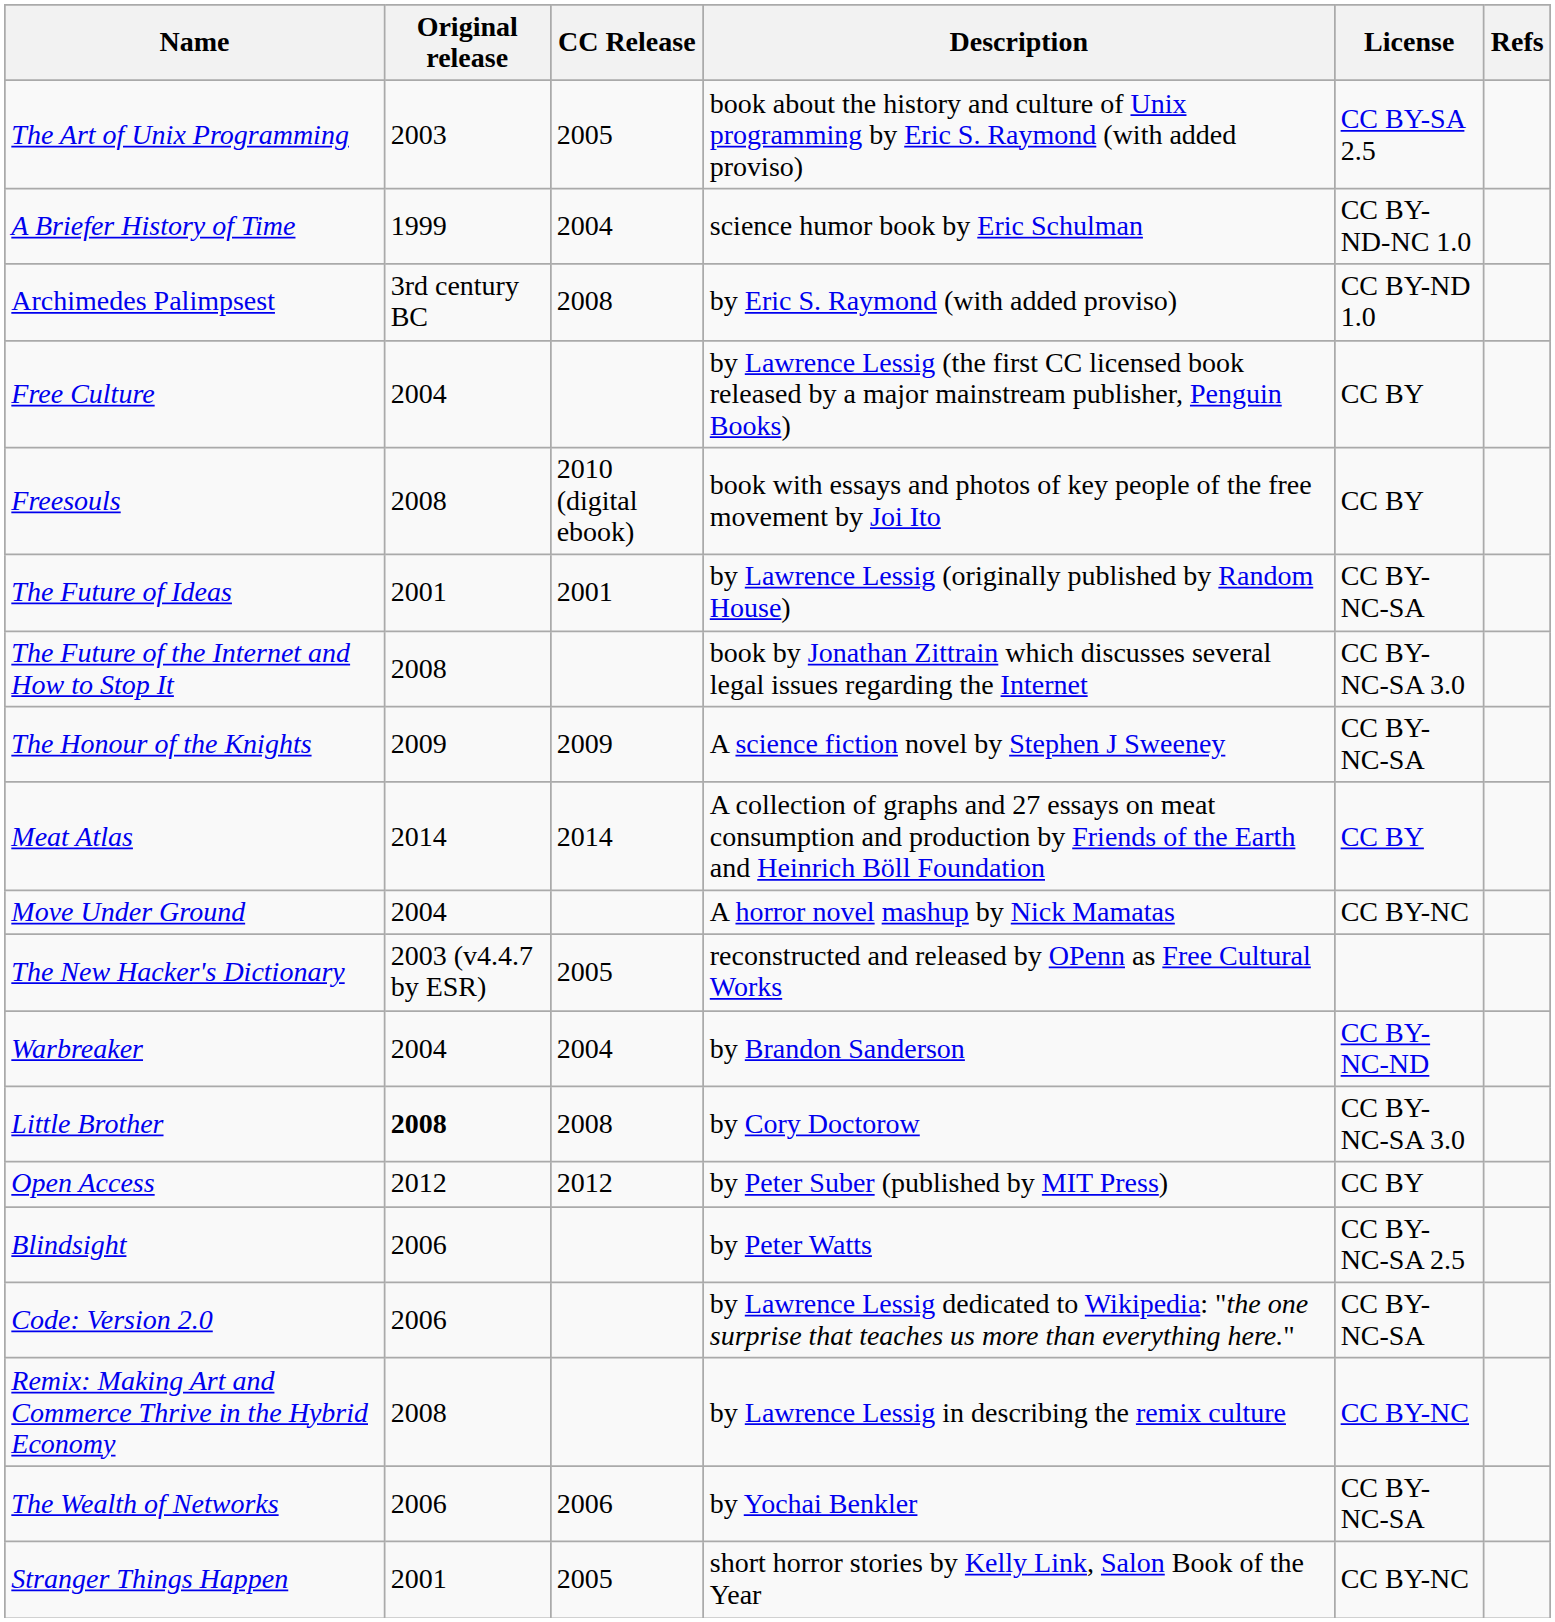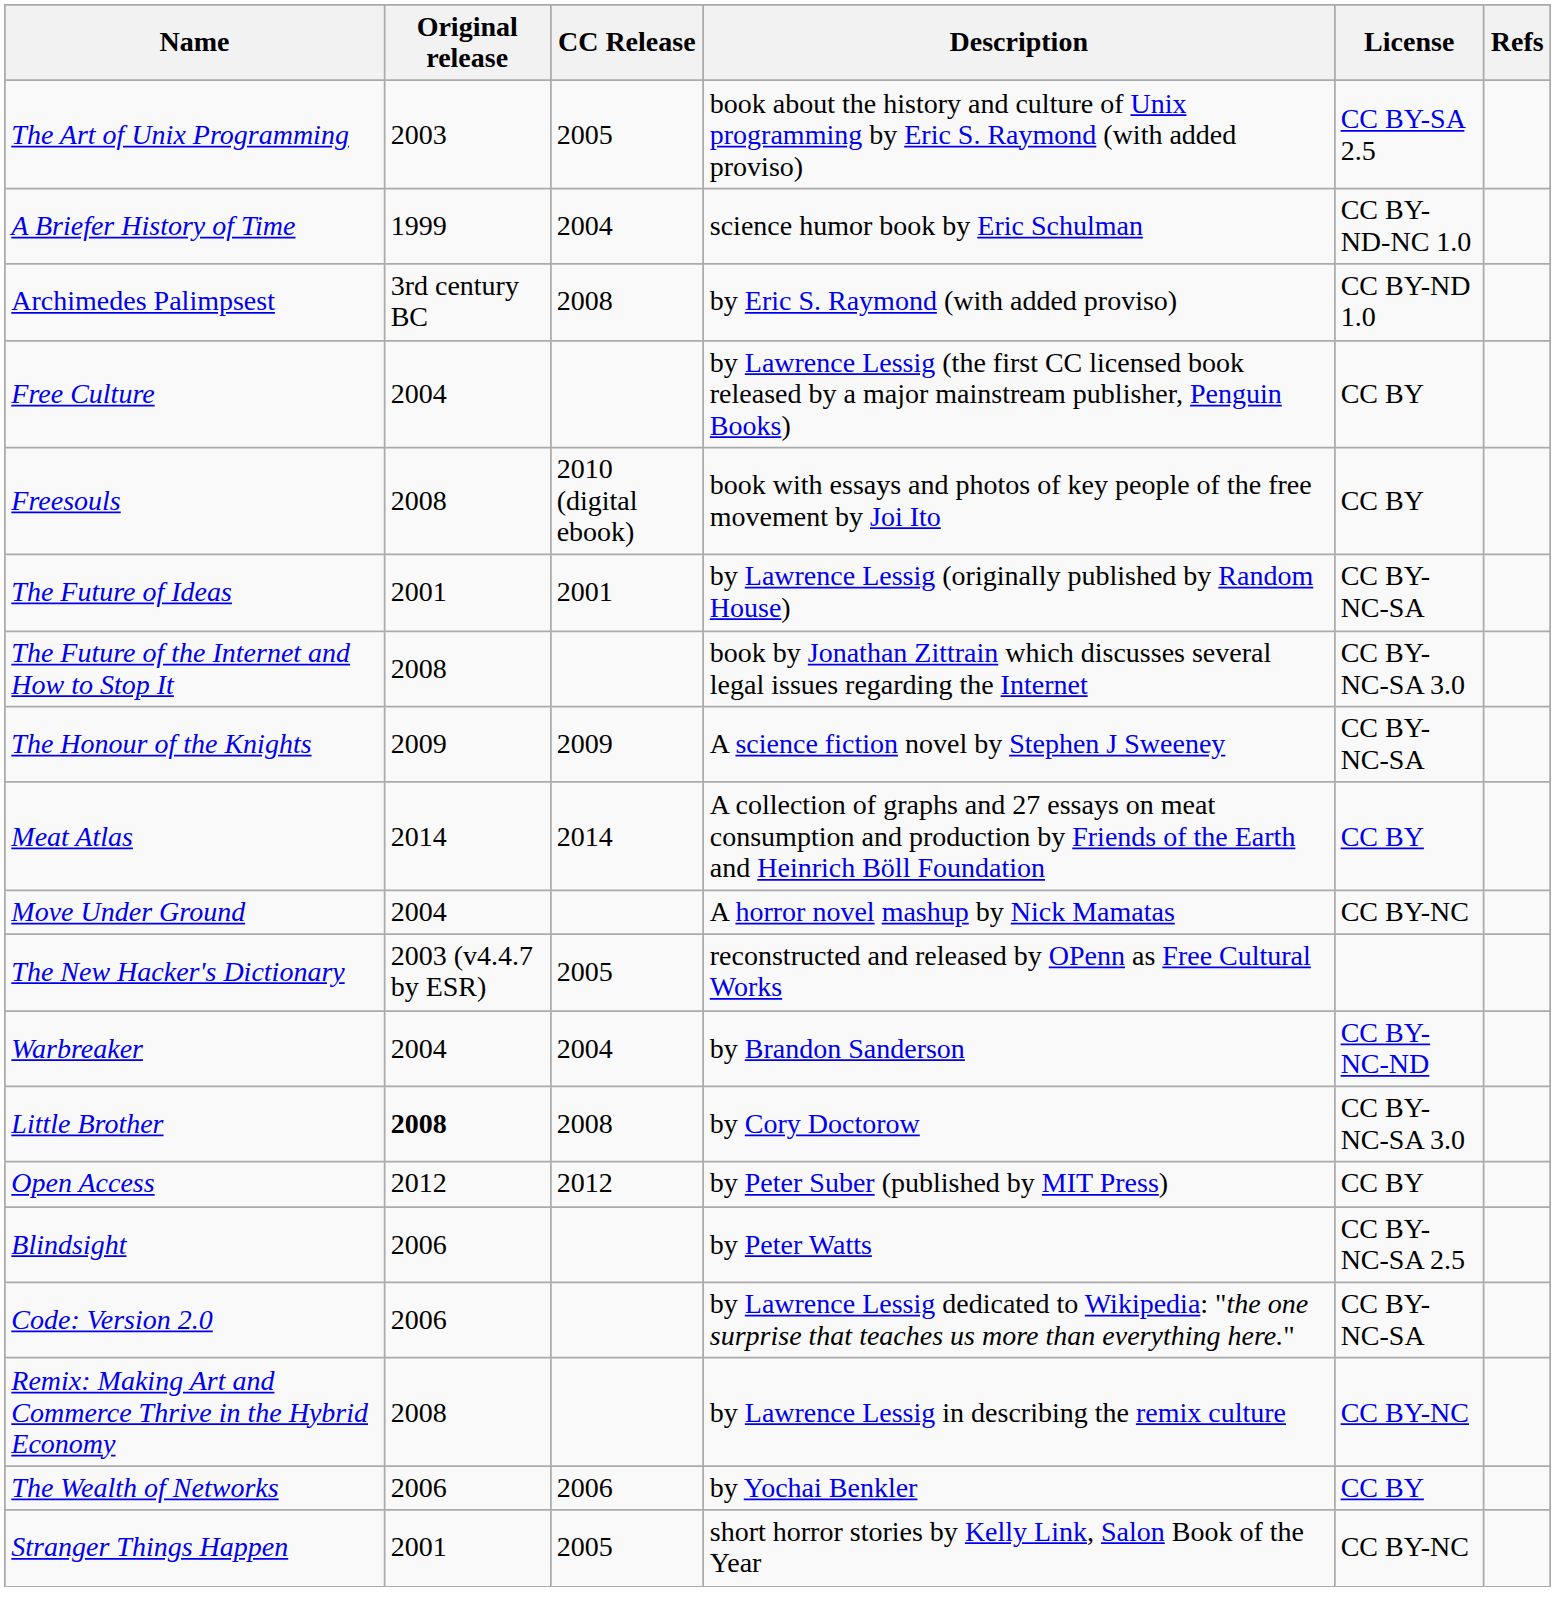(1385, 1503) CC BY-NC-SA -> (1382, 1487) CC BY
